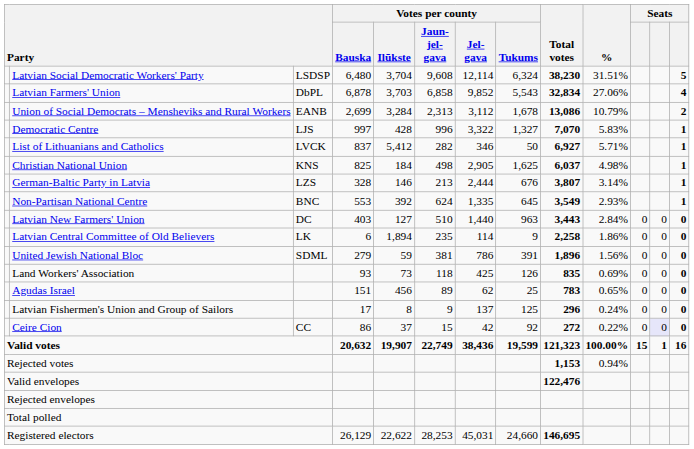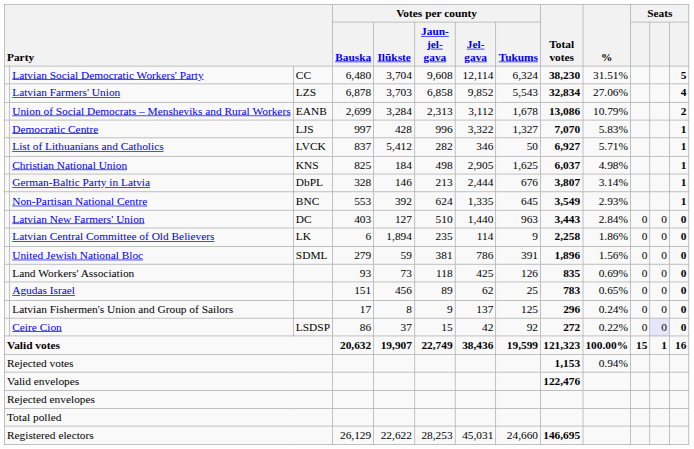(313, 75) LSDSP -> (303, 75) CC
(309, 93) DbPL -> (306, 93) LZS
(306, 183) LZS -> (309, 183) DbPL
(303, 327) CC -> (313, 327) LSDSP
